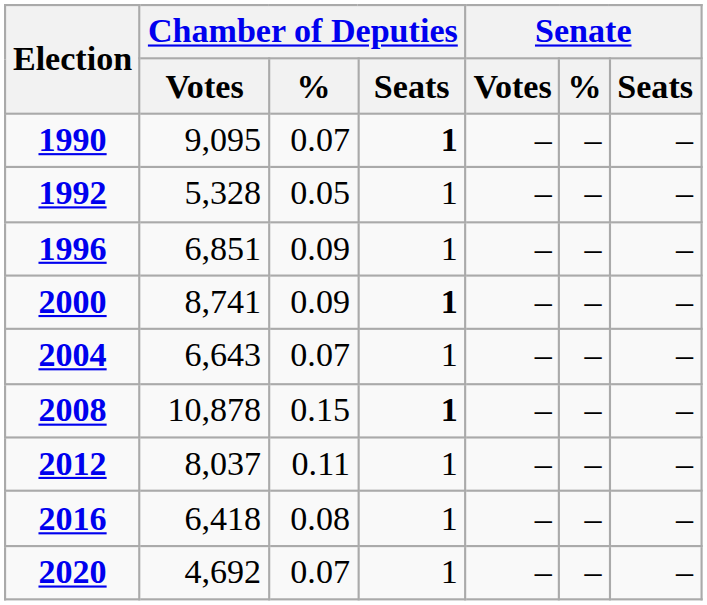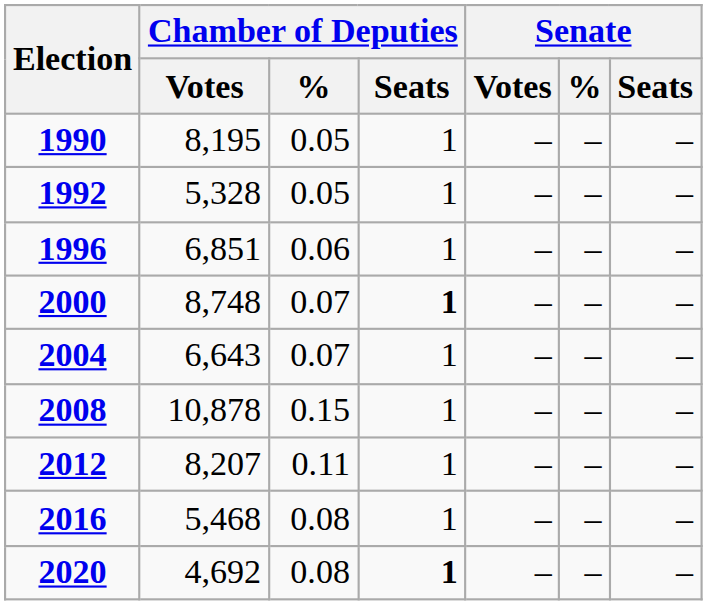(223, 139) 9,095 -> (223, 139) 8,195
(320, 139) 0.07 -> (320, 139) 0.05
(449, 139) bold -> (449, 139) normal
(320, 247) 0.09 -> (320, 247) 0.06
(223, 301) 8,741 -> (223, 301) 8,748
(320, 301) 0.09 -> (320, 301) 0.07
(449, 409) bold -> (449, 409) normal
(223, 463) 8,037 -> (223, 463) 8,207
(223, 517) 6,418 -> (223, 517) 5,468
(320, 572) 0.07 -> (320, 572) 0.08
(449, 572) normal -> (449, 572) bold
